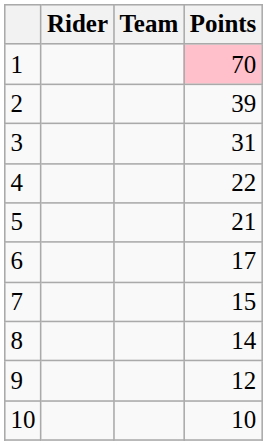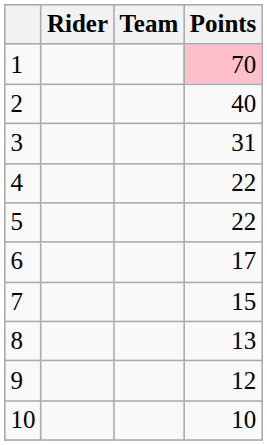(244, 103) 39 -> (244, 103) 40
(244, 222) 21 -> (244, 222) 22
(244, 340) 14 -> (244, 340) 13
